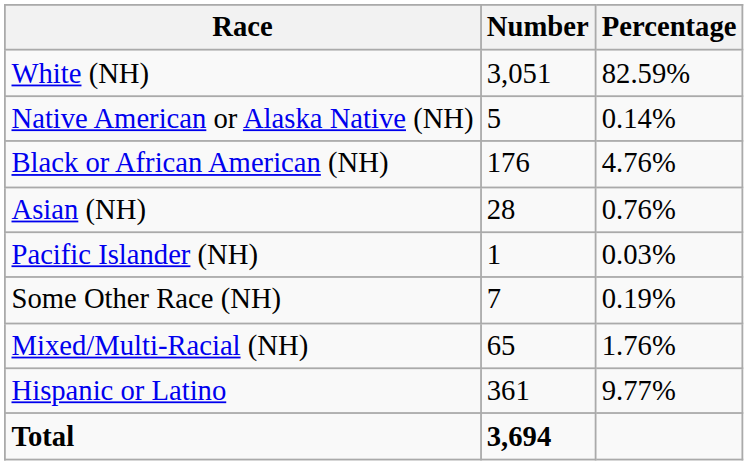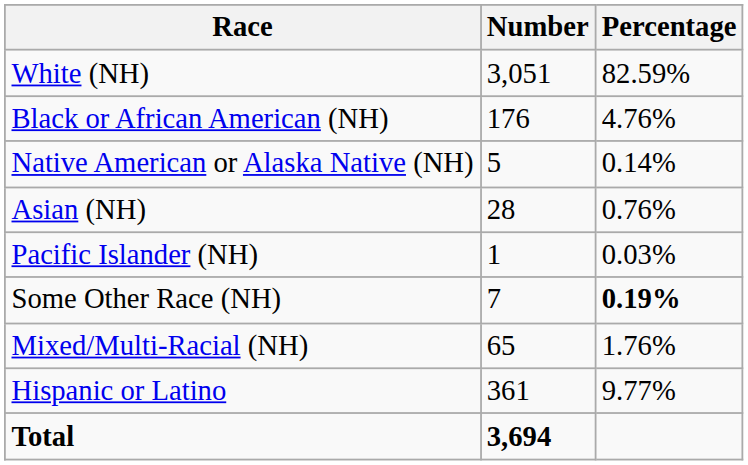rows swapped: (200, 163) <-> (243, 118)
(639, 299) normal -> (641, 299) bold
